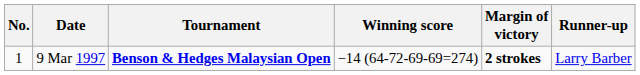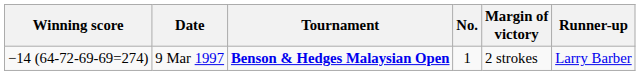columns swapped: (19, 25) <-> (408, 25)
(513, 58) bold -> (511, 58) normal
